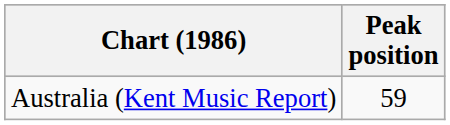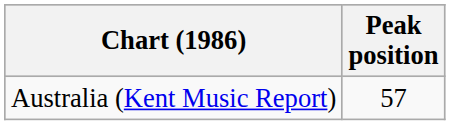(394, 97) 59 -> (394, 97) 57
